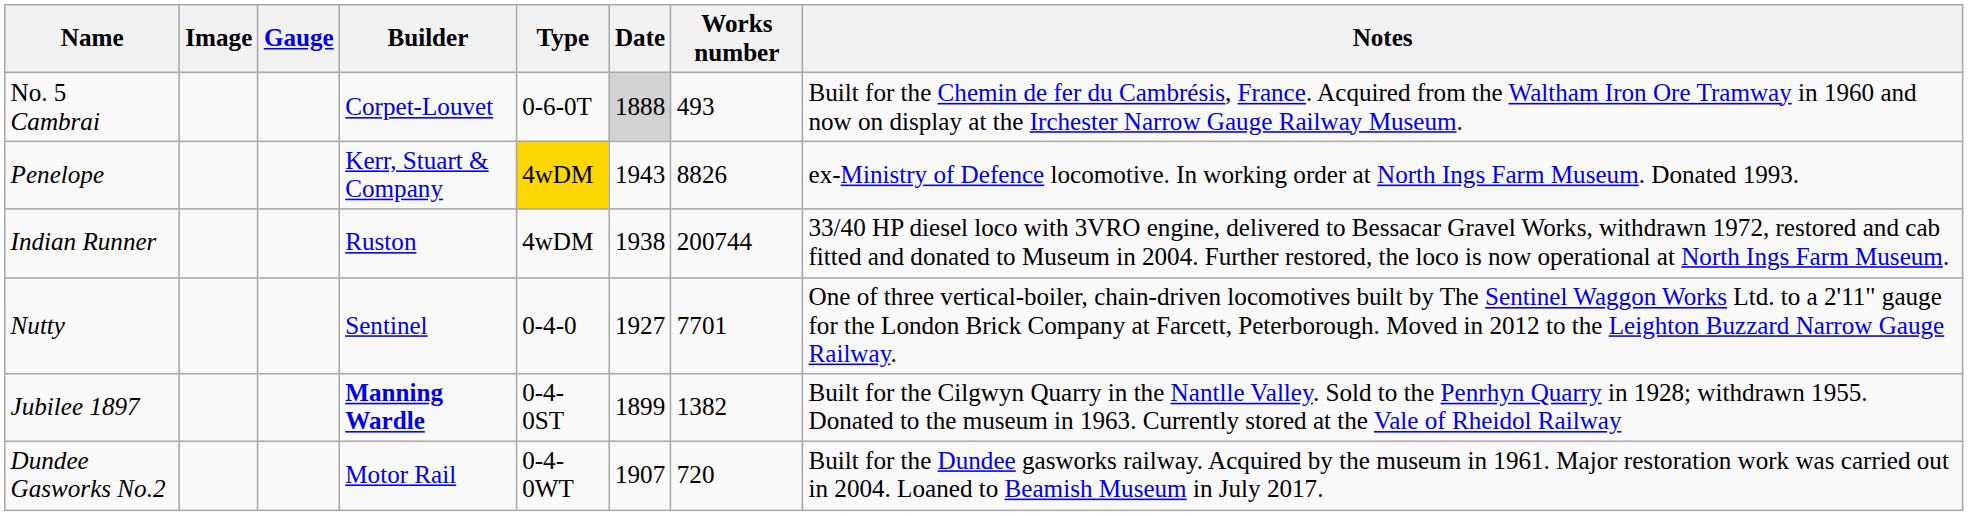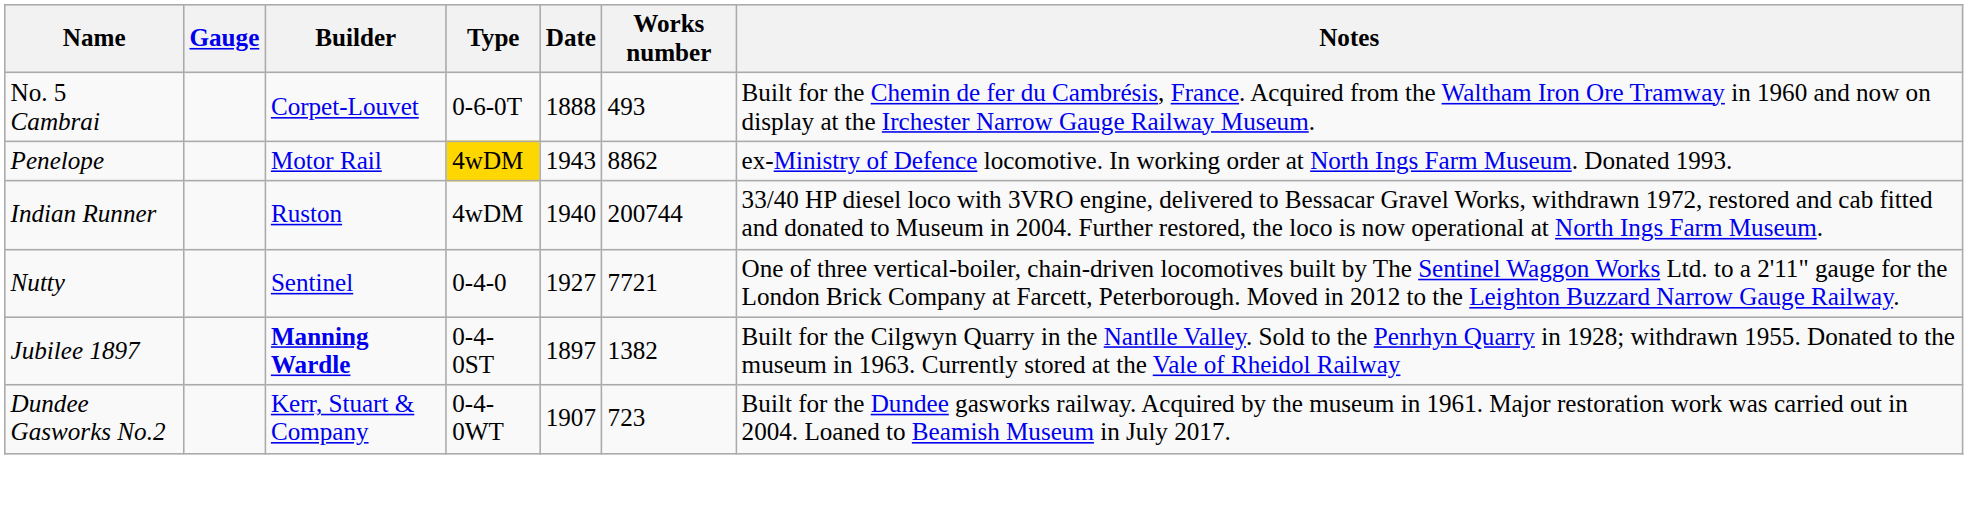- column: (219, 38)
(640, 106) lightgrey background -> (571, 106) no background
(417, 174) Kerr, Stuart & Company -> (326, 160) Motor Rail
(702, 174) 8826 -> (633, 160) 8862
(640, 242) 1938 -> (571, 214) 1940
(702, 325) 7701 -> (633, 282) 7721
(640, 407) 1899 -> (571, 350) 1897
(401, 475) Motor Rail -> (343, 418) Kerr, Stuart & Company
(696, 475) 720 -> (626, 418) 723
